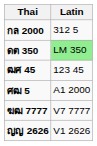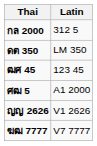(70, 50) lightgreen background -> (70, 50) no background
rows swapped: (28, 130) <-> (27, 110)
